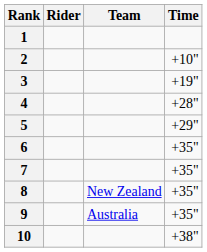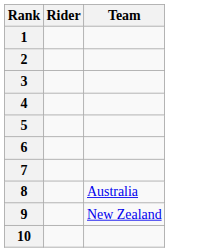- column: (183, 15)
(124, 192) New Zealand -> (113, 192) Australia
(113, 214) Australia -> (124, 214) New Zealand
